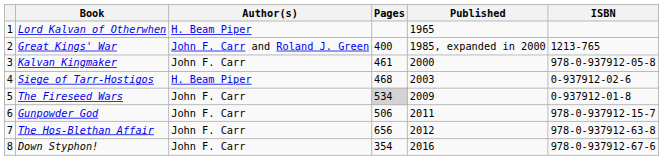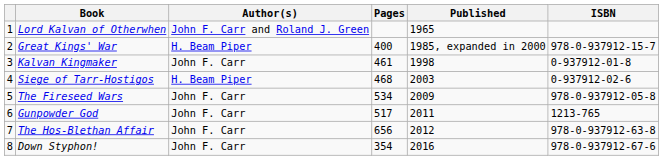(211, 30) H. Beam Piper -> (270, 30) John F. Carr and Roland J. Green
(270, 46) John F. Carr and Roland J. Green -> (211, 46) H. Beam Piper
(575, 46) 1213-765 -> (603, 46) 978-0-937912-15-7
(422, 63) 2000 -> (422, 63) 1998
(603, 63) 978-0-937912-05-8 -> (591, 63) 0-937912-01-8
(383, 96) lightgrey background -> (383, 96) no background
(591, 96) 0-937912-01-8 -> (603, 96) 978-0-937912-05-8
(383, 113) 506 -> (383, 113) 517
(603, 113) 978-0-937912-15-7 -> (575, 113) 1213-765
